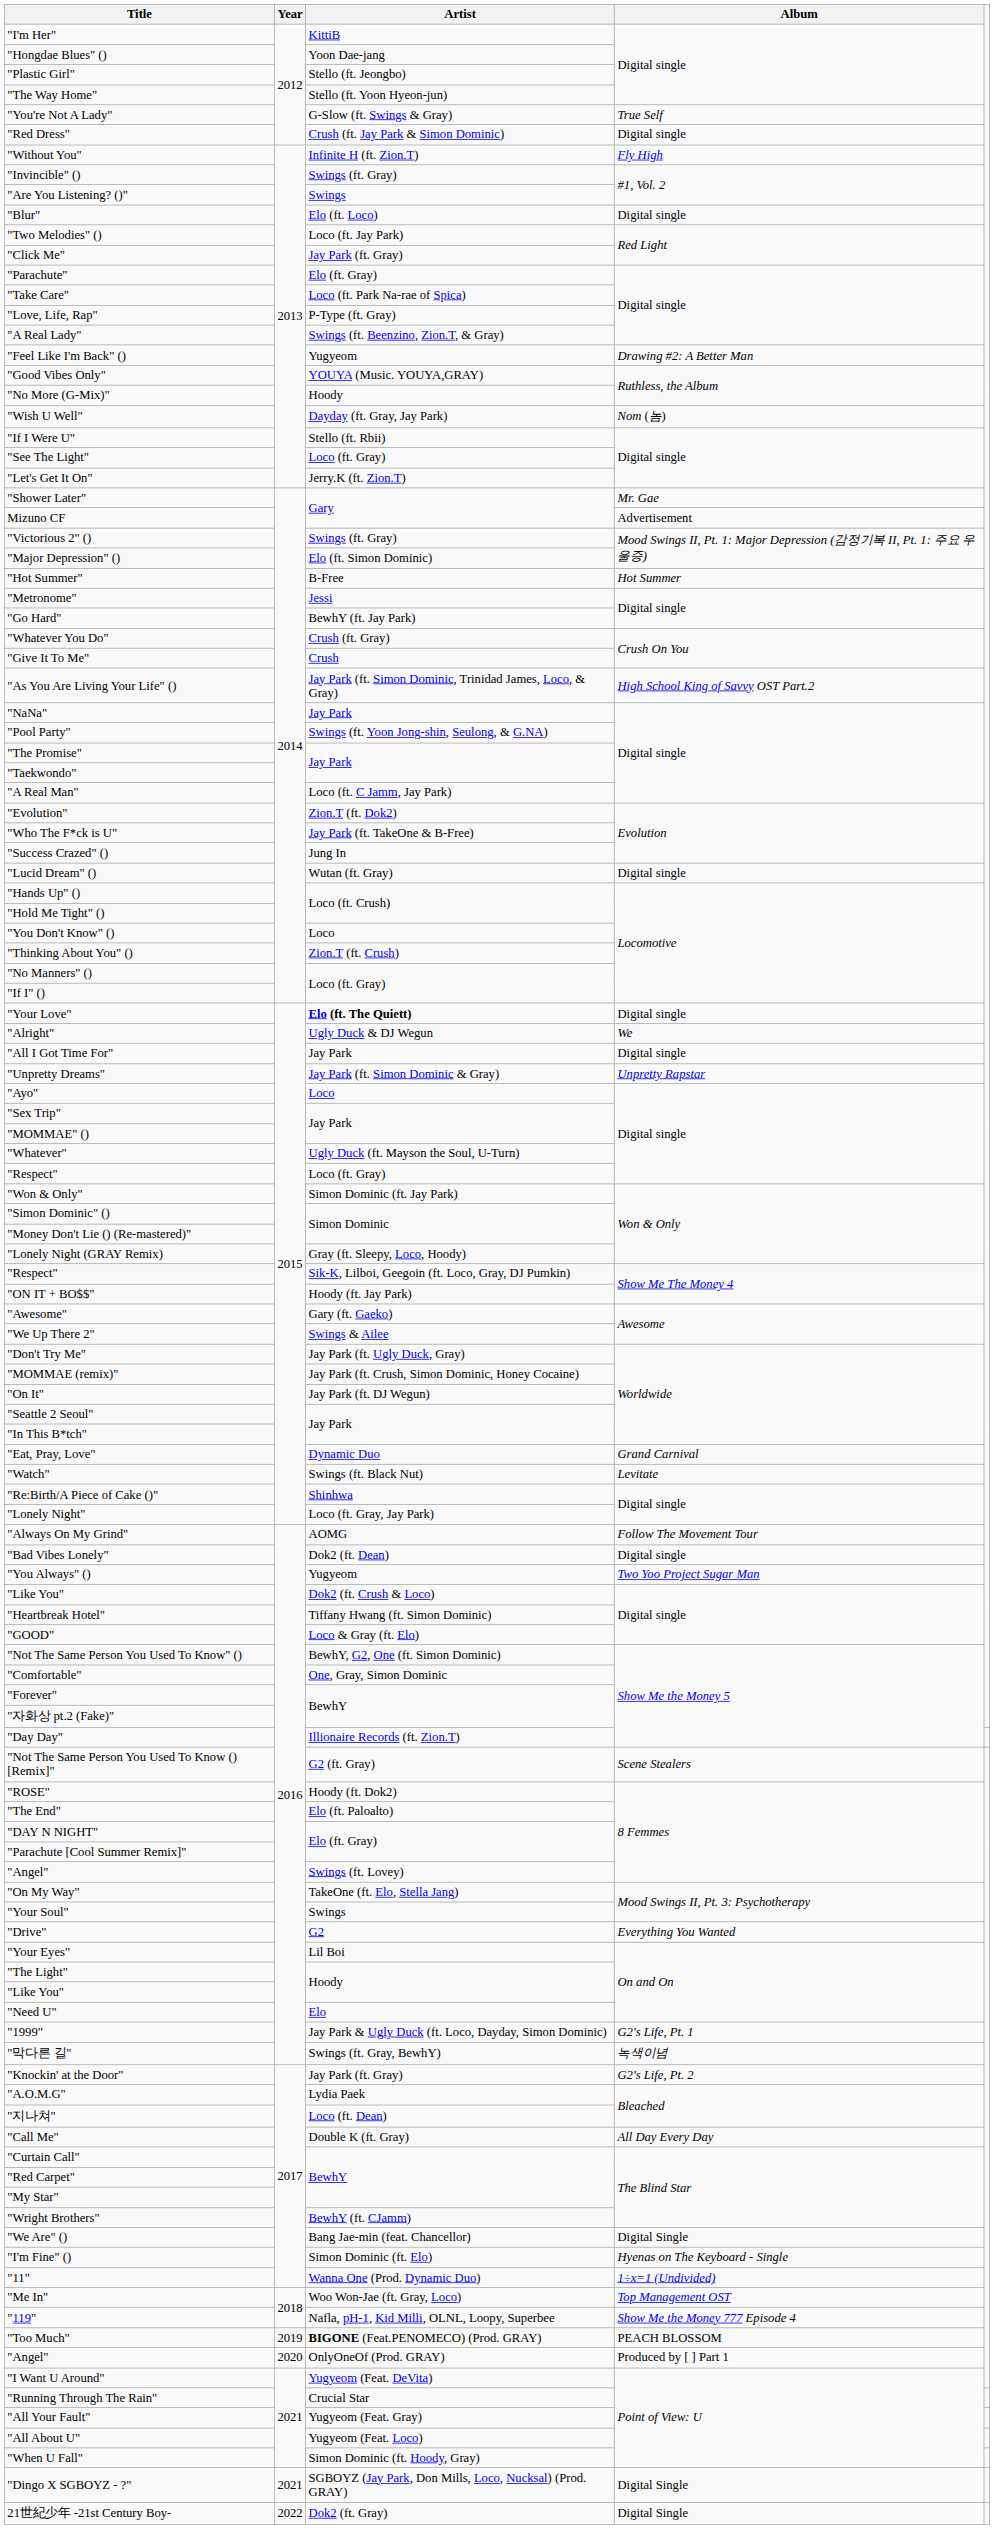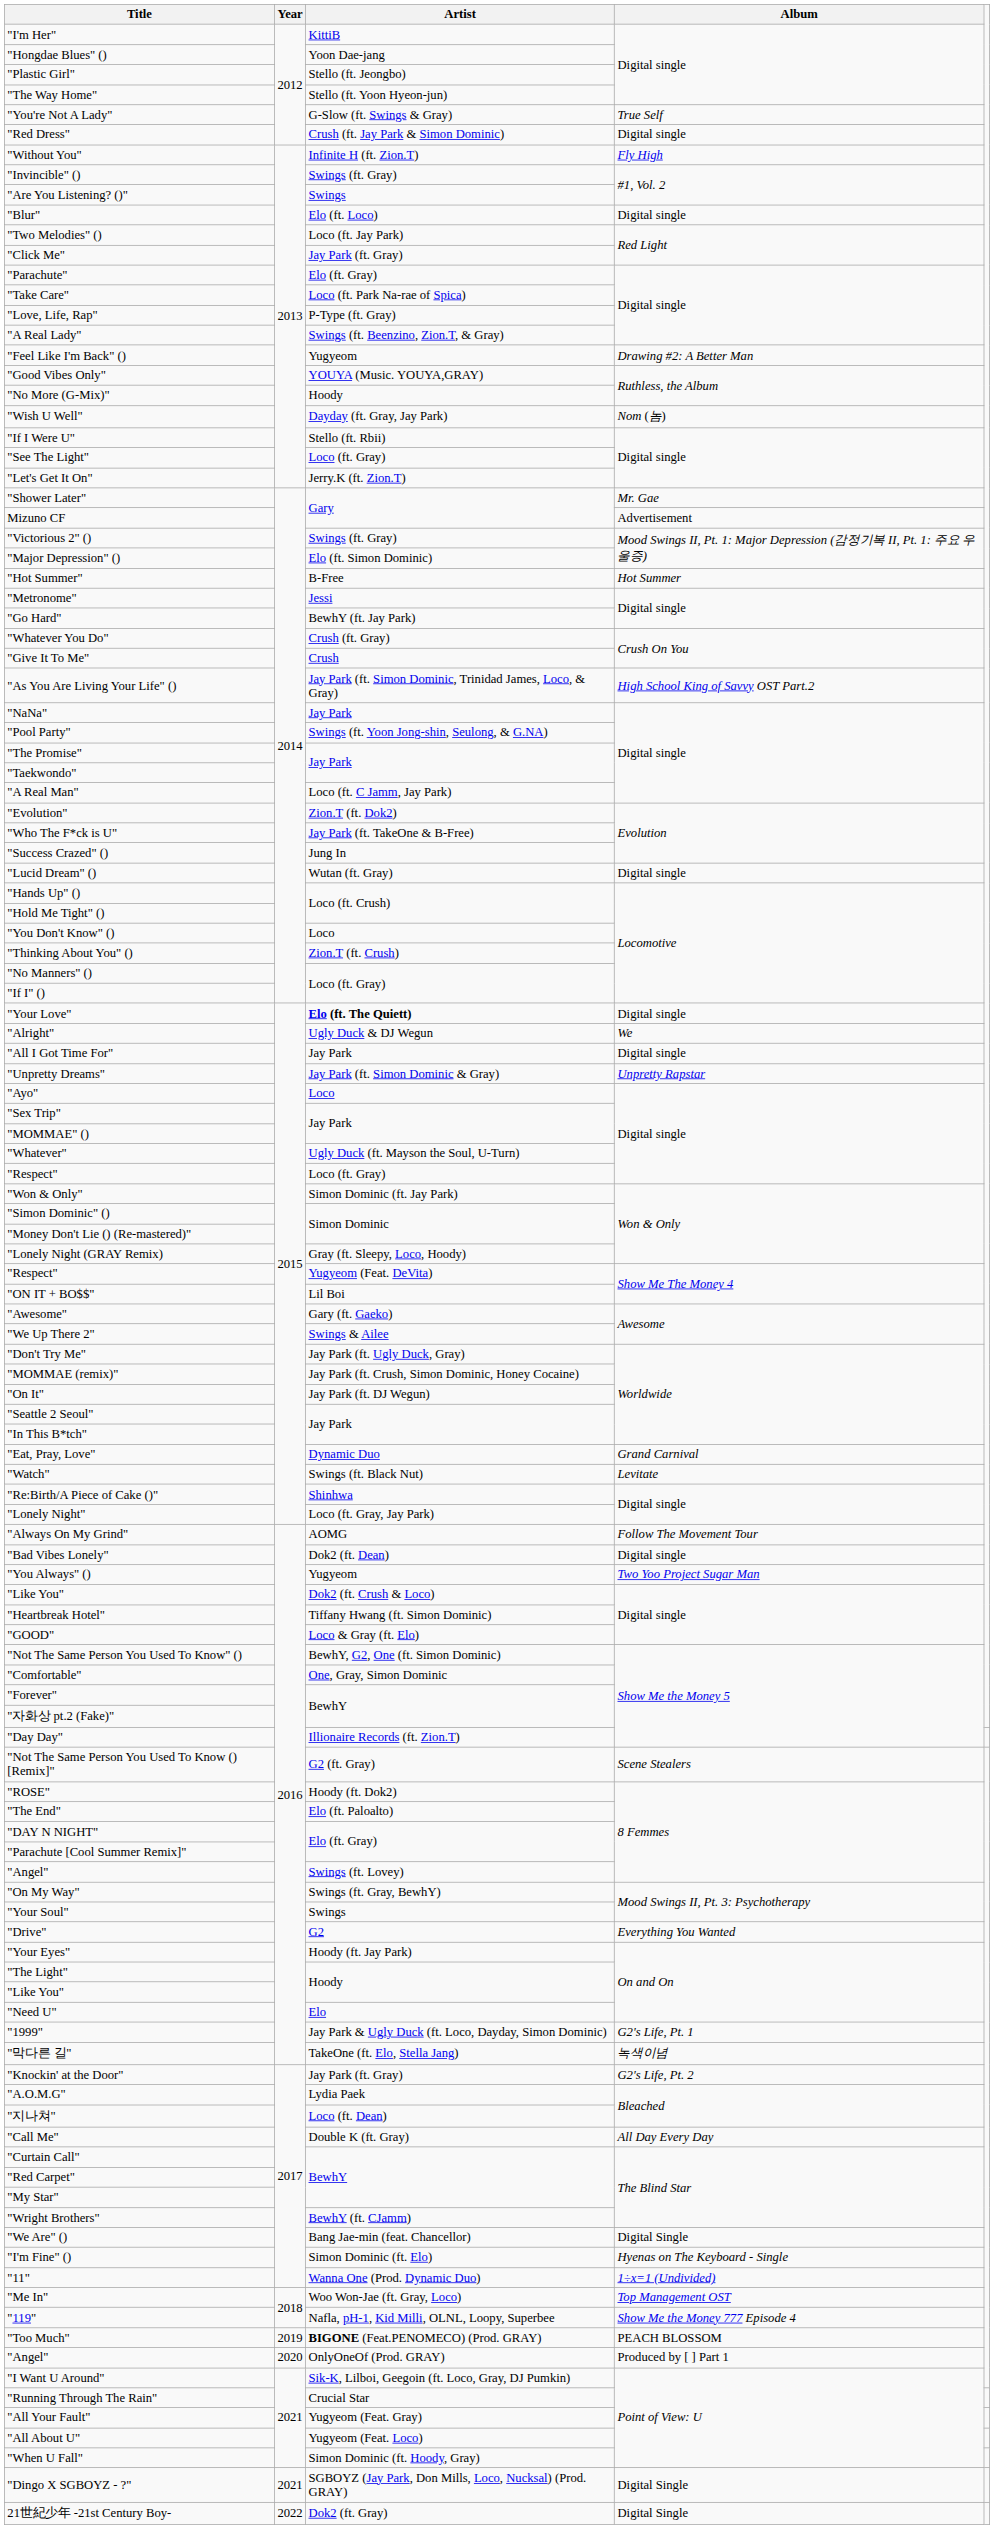(439, 1273) Sik-K, Lilboi, Geegoin (ft. Loco, Gray, DJ Pumkin) -> (370, 1273) Yugyeom (Feat. DeVita)
(360, 1294) Hoody (ft. Jay Park) -> (327, 1294) Lil Boi
(384, 1891) TakeOne (ft. Elo, Stella Jang) -> (375, 1891) Swings (ft. Gray, BewhY)
(327, 1952) Lil Boi -> (360, 1952) Hoody (ft. Jay Park)
(375, 2053) Swings (ft. Gray, BewhY) -> (384, 2053) TakeOne (ft. Elo, Stella Jang)
(370, 2377) Yugyeom (Feat. DeVita) -> (439, 2377) Sik-K, Lilboi, Geegoin (ft. Loco, Gray, DJ Pumkin)
